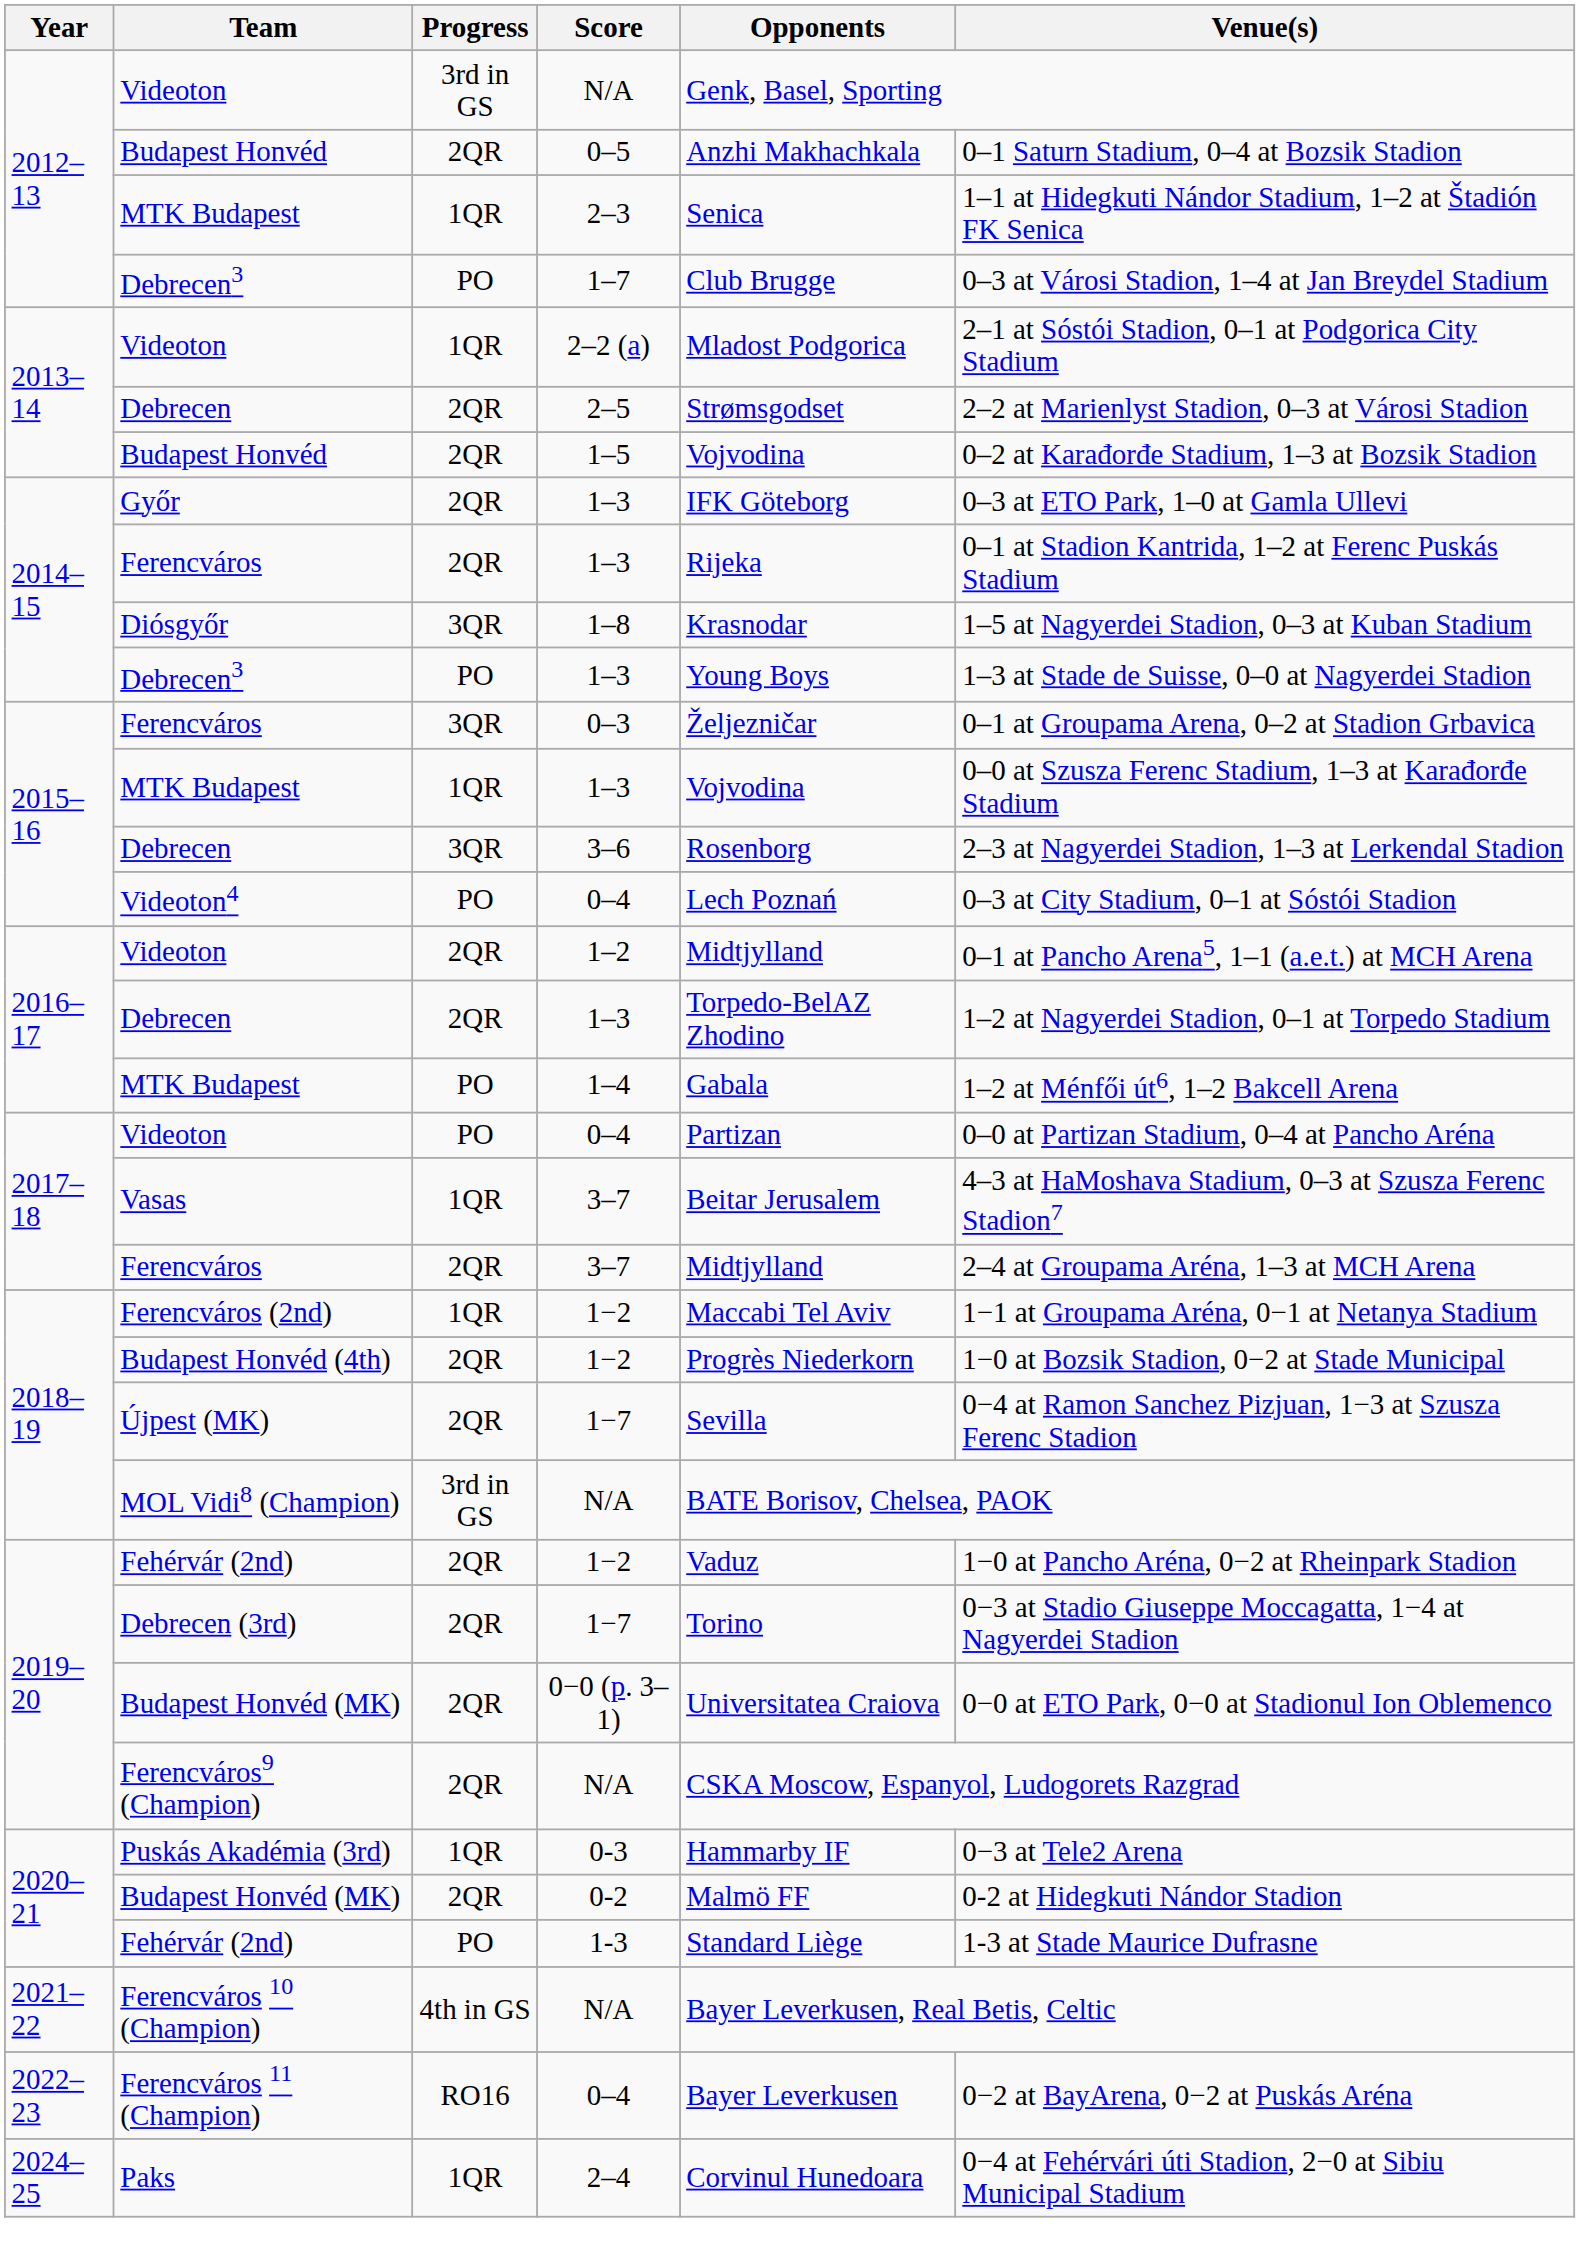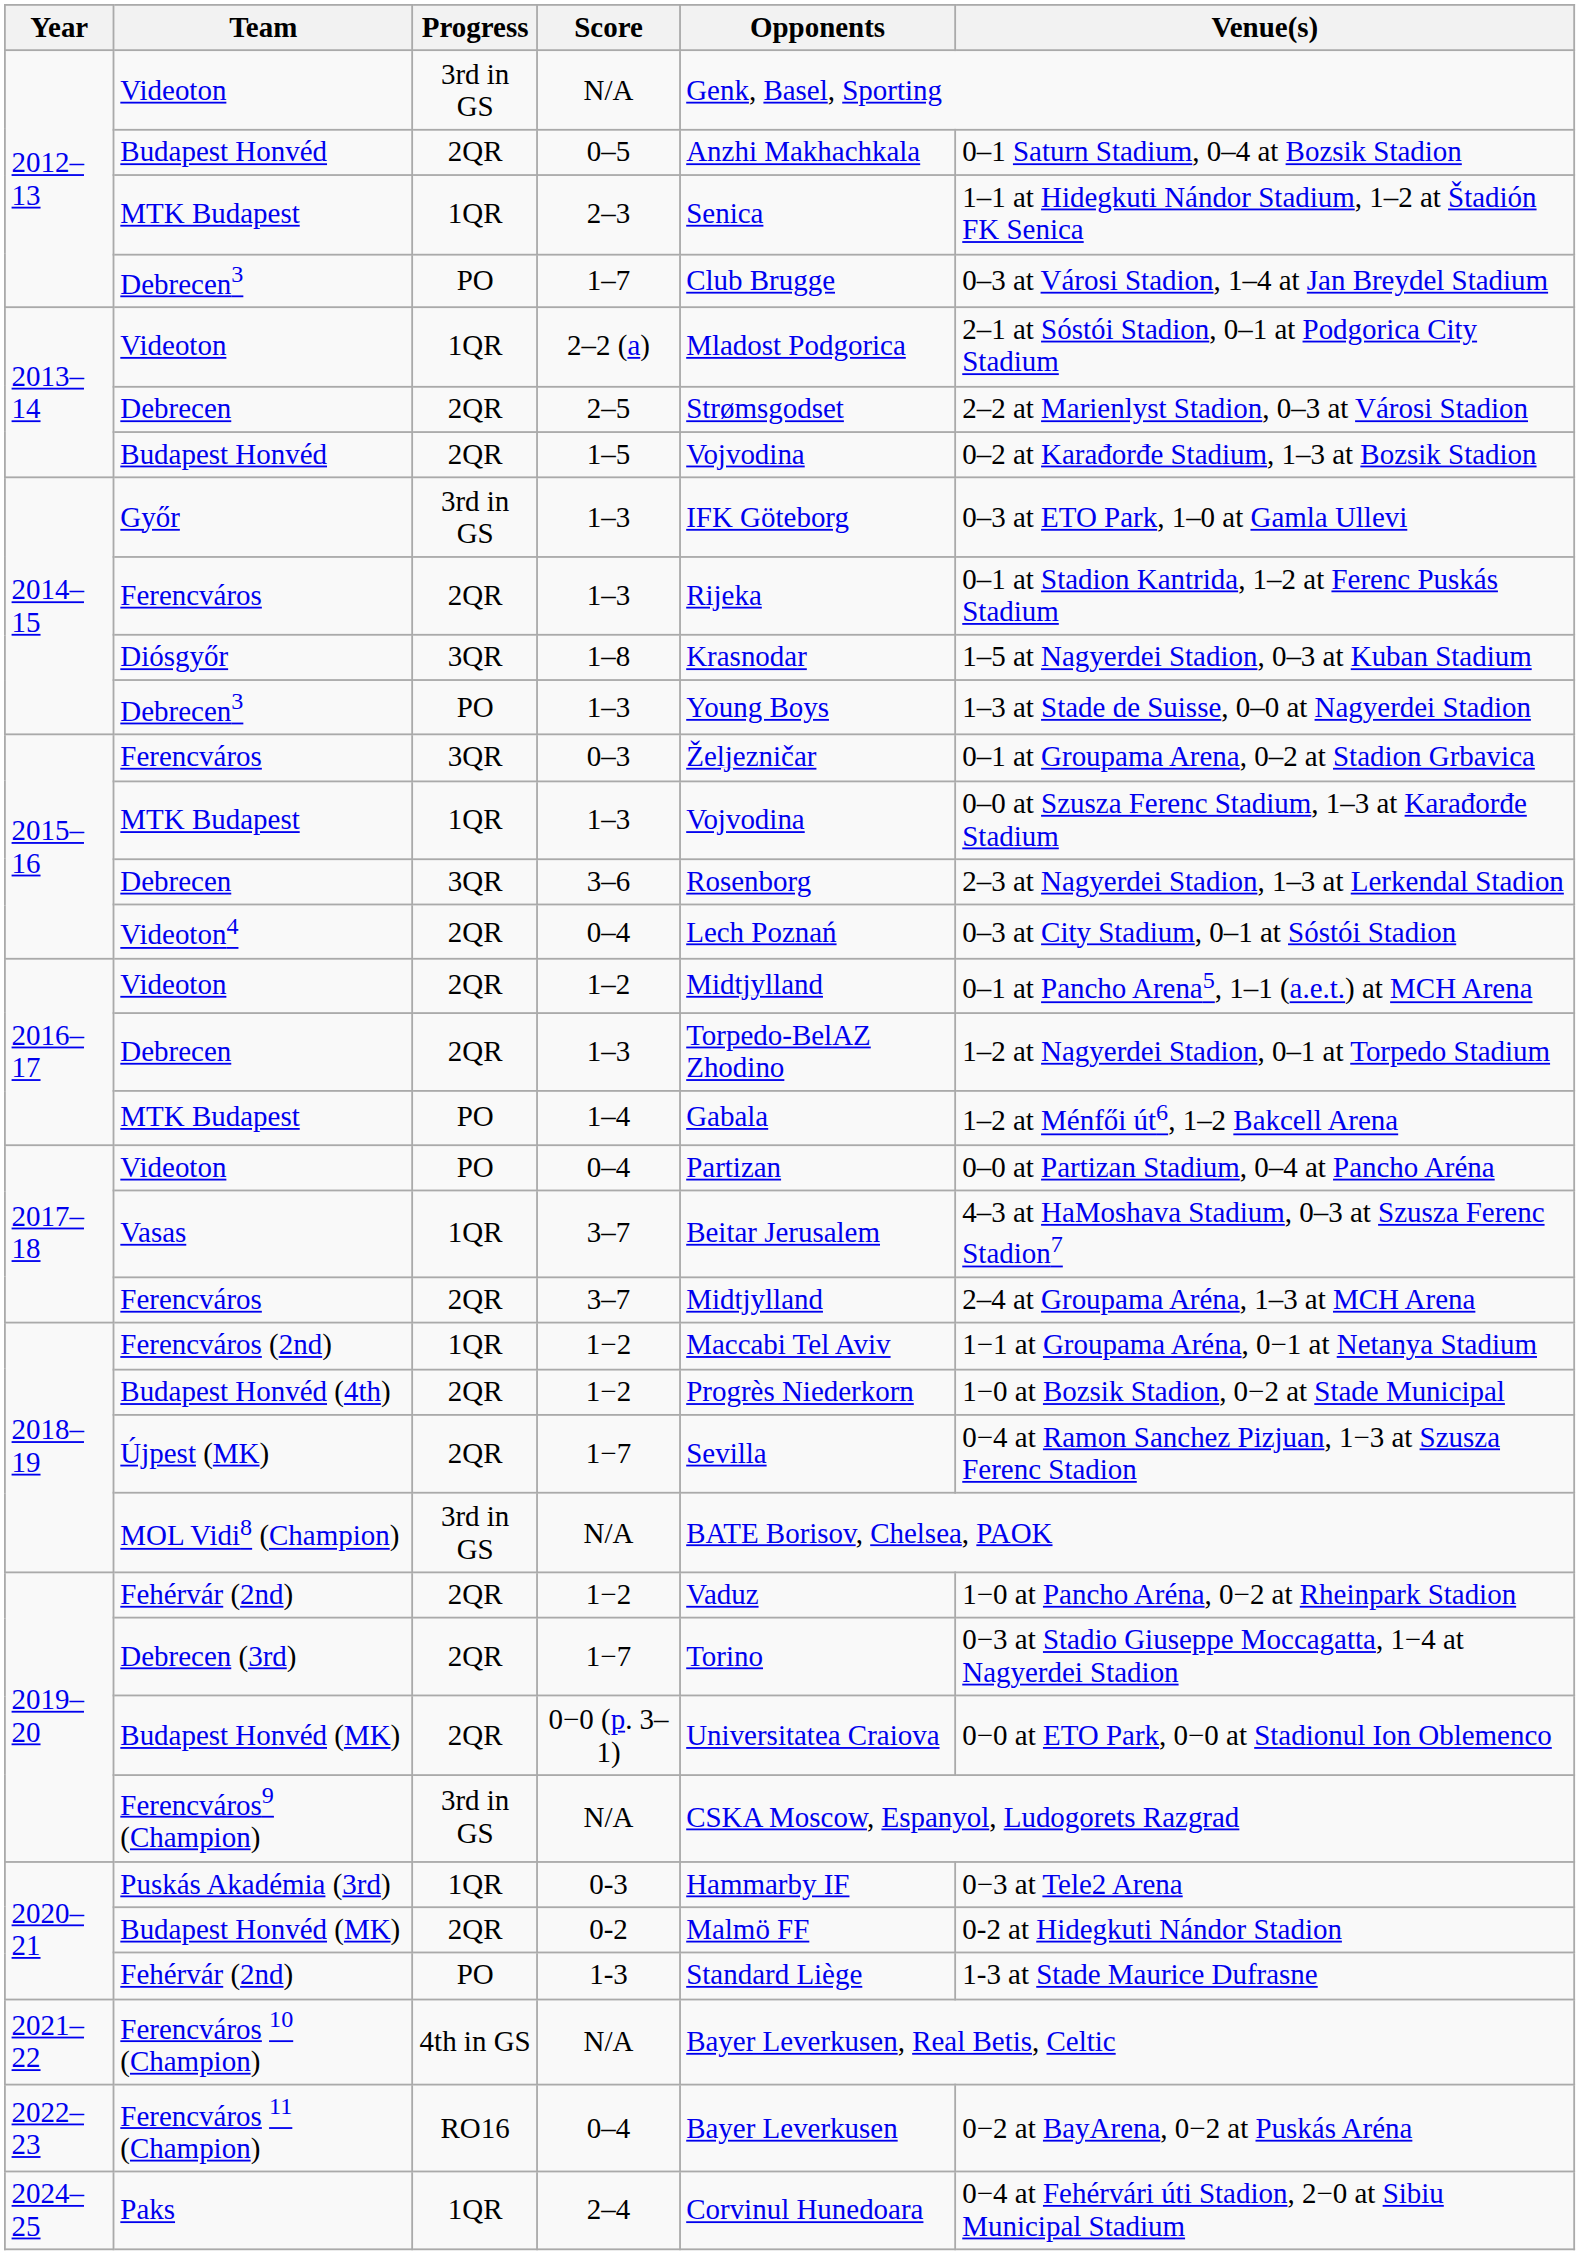(475, 500) 2QR -> (475, 516) 3rd in GS
(475, 898) PO -> (475, 931) 2QR
(475, 1784) 2QR -> (475, 1817) 3rd in GS
